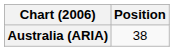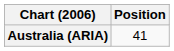(140, 35) 38 -> (140, 35) 41
